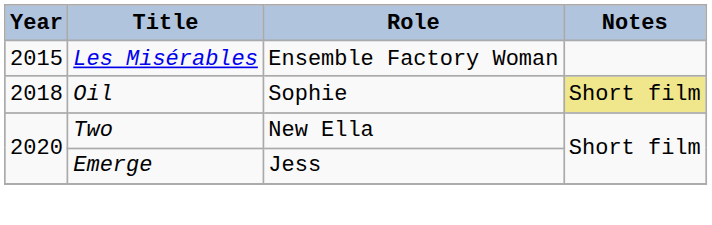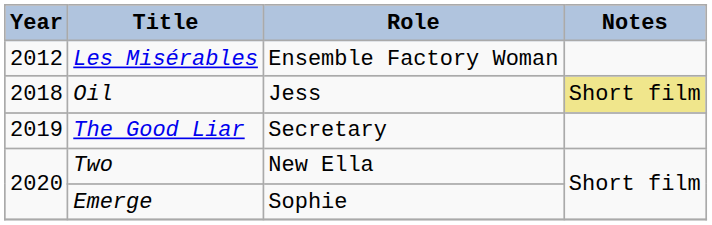(36, 59) 2015 -> (36, 59) 2012
(308, 94) Sophie -> (295, 94) Jess
+ row: (159, 130)
(295, 166) Jess -> (308, 202) Sophie
